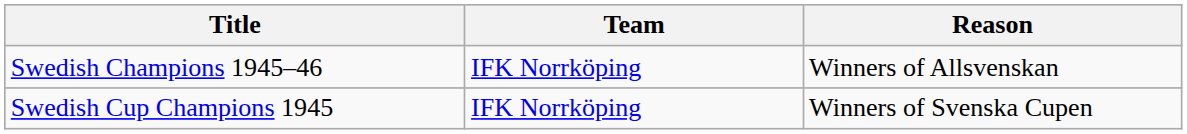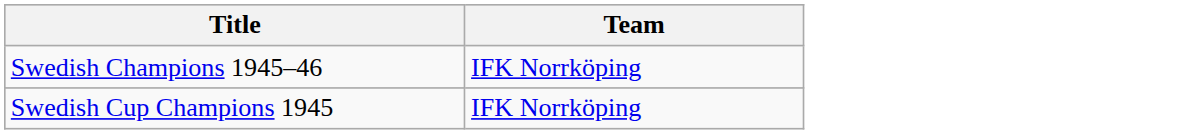- column: (992, 25)
